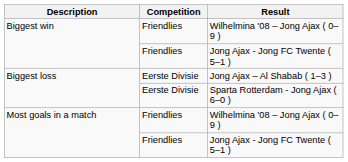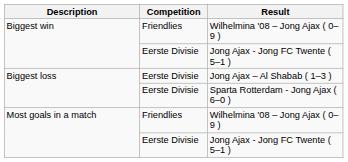(162, 51) Friendlies -> (170, 51) Eerste Divisie
(162, 139) Friendlies -> (170, 139) Eerste Divisie
